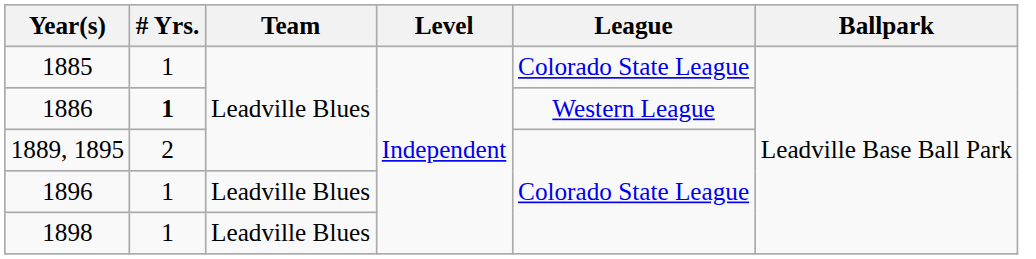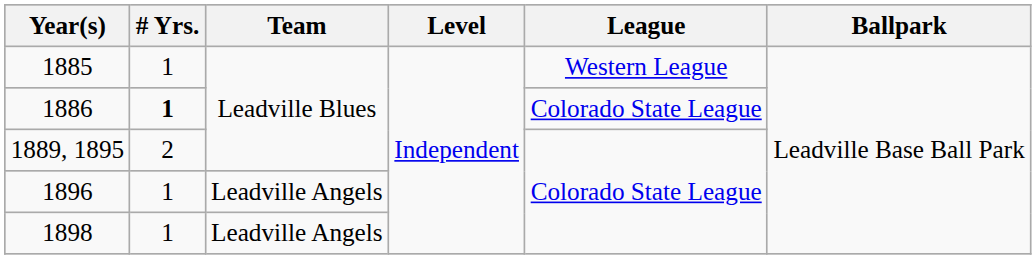(634, 67) Colorado State League -> (646, 67) Western League
(634, 108) Western League -> (646, 108) Colorado State League
(291, 191) Leadville Blues -> (297, 191) Leadville Angels
(291, 233) Leadville Blues -> (297, 233) Leadville Angels
